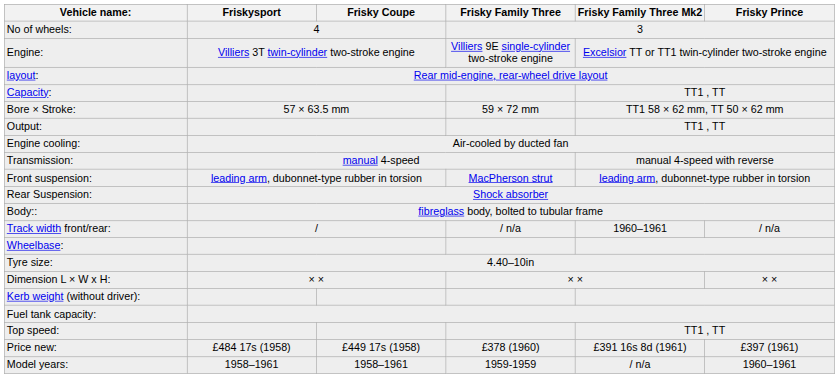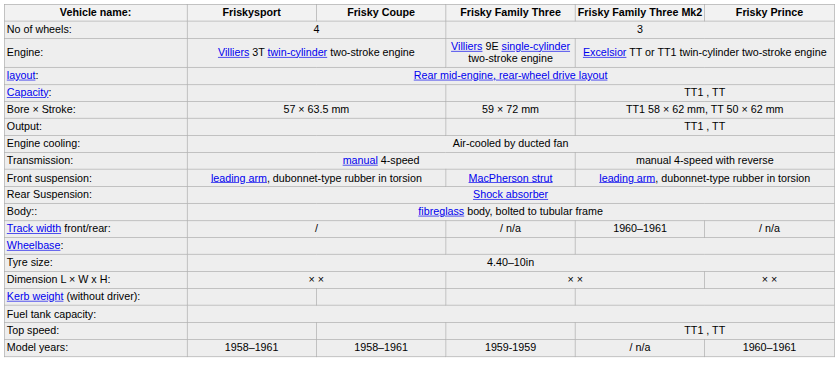- row: (32, 348)
